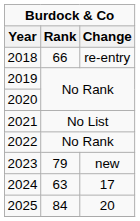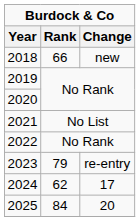(107, 58) re-entry -> (107, 58) new
(107, 164) new -> (107, 164) re-entry
(60, 185) 63 -> (60, 185) 62
